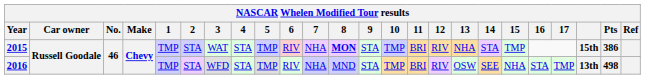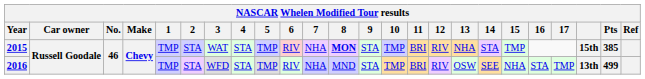(611, 48) 386 -> (611, 48) 385
(611, 65) 498 -> (611, 65) 499
